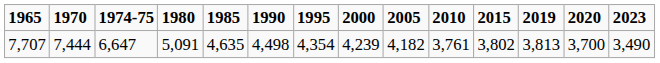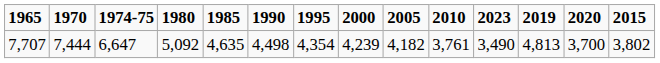columns swapped: (494, 17) <-> (629, 17)
(180, 44) 5,091 -> (180, 44) 5,092
(541, 44) 3,813 -> (541, 44) 4,813
